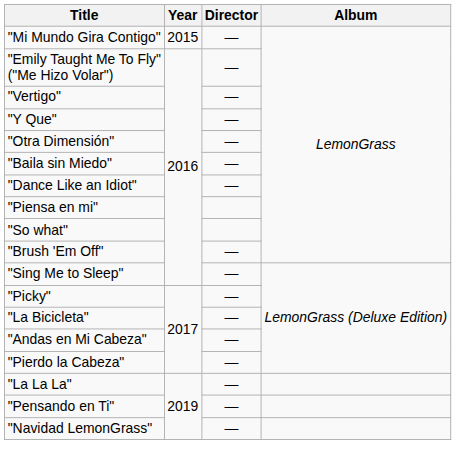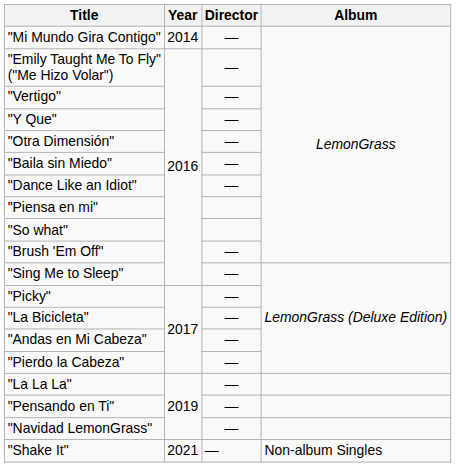(183, 37) 2015 -> (183, 37) 2014
+ row: (38, 450)
